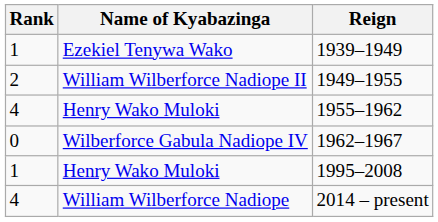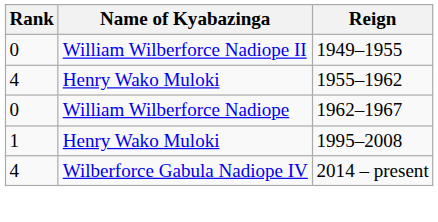- row: (359, 49)
(14, 79) 2 -> (14, 49) 0
(185, 140) Wilberforce Gabula Nadiope IV -> (176, 110) William Wilberforce Nadiope
(176, 200) William Wilberforce Nadiope -> (185, 170) Wilberforce Gabula Nadiope IV
